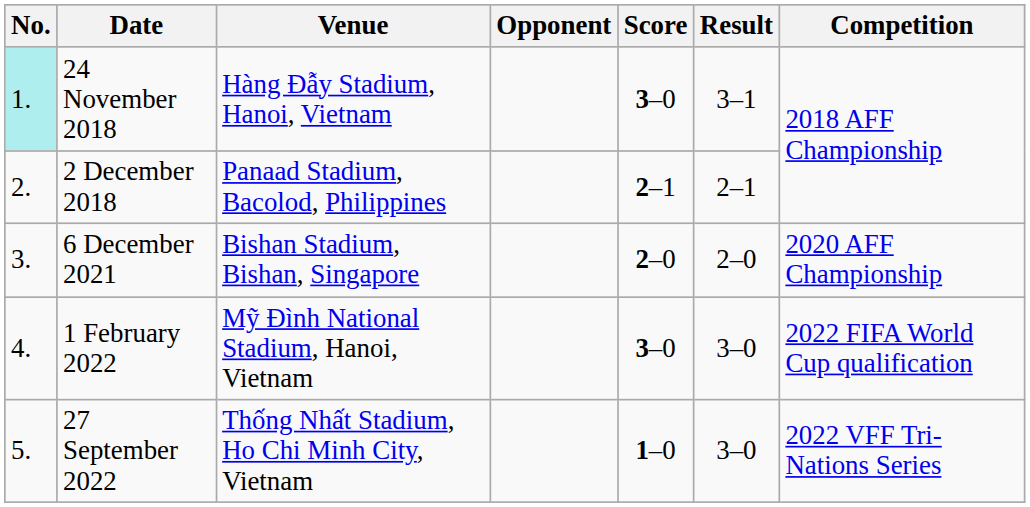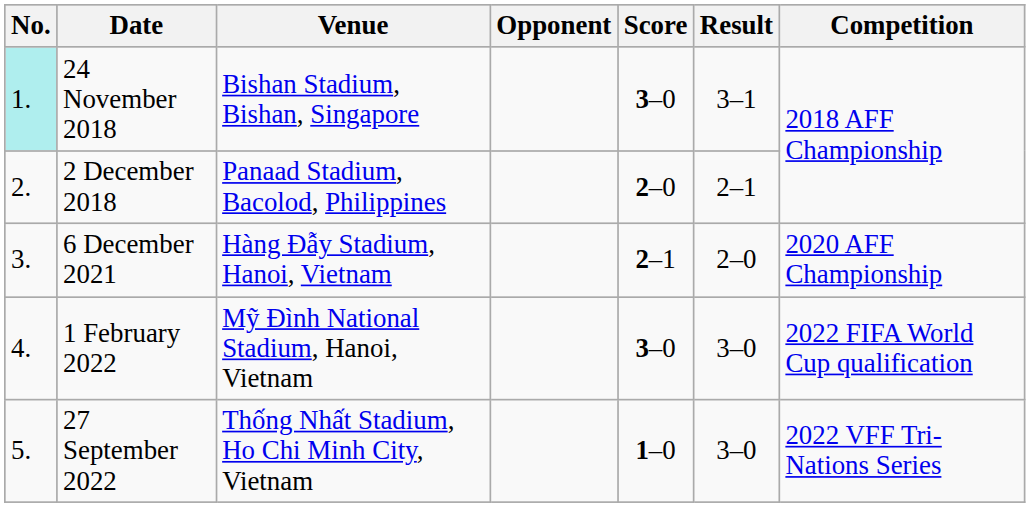(329, 98) Hàng Đẫy Stadium, Hanoi, Vietnam -> (321, 98) Bishan Stadium, Bishan, Singapore
(656, 186) 2–1 -> (656, 186) 2–0
(321, 259) Bishan Stadium, Bishan, Singapore -> (329, 259) Hàng Đẫy Stadium, Hanoi, Vietnam
(656, 259) 2–0 -> (656, 259) 2–1
